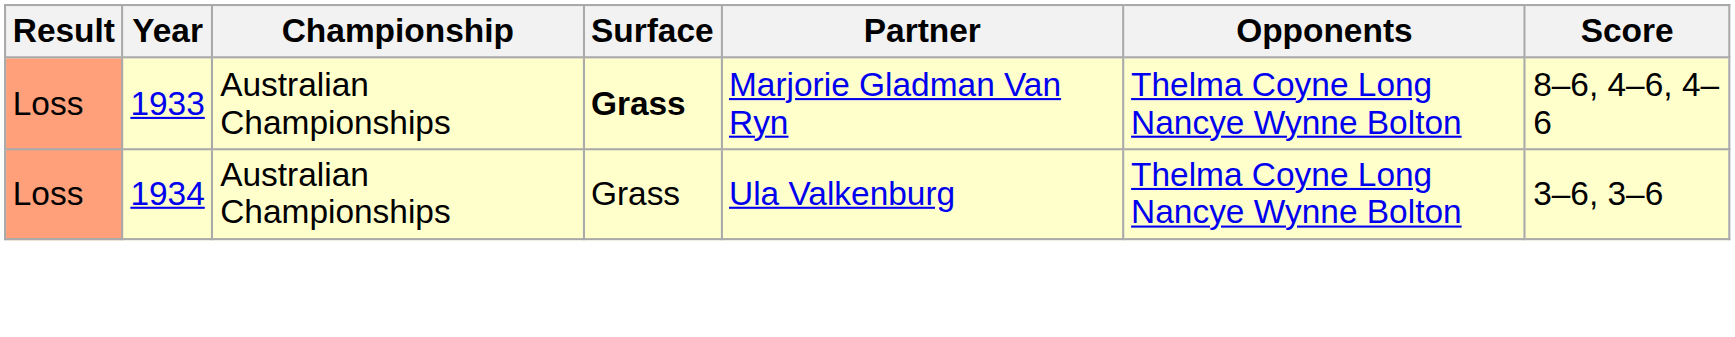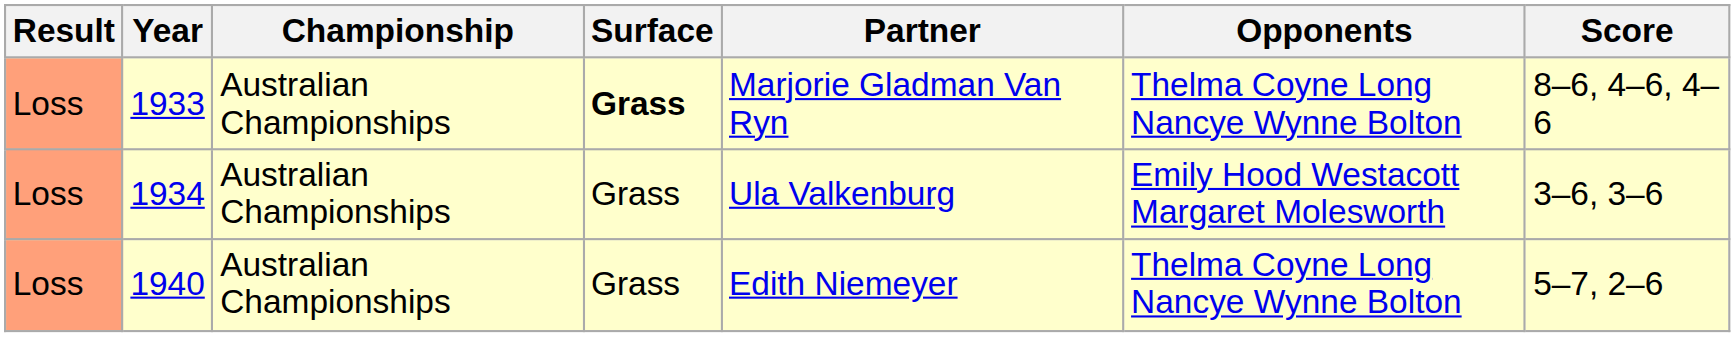(1296, 193) Thelma Coyne Long Nancye Wynne Bolton -> (1295, 193) Emily Hood Westacott Margaret Molesworth
+ row: (168, 284)
